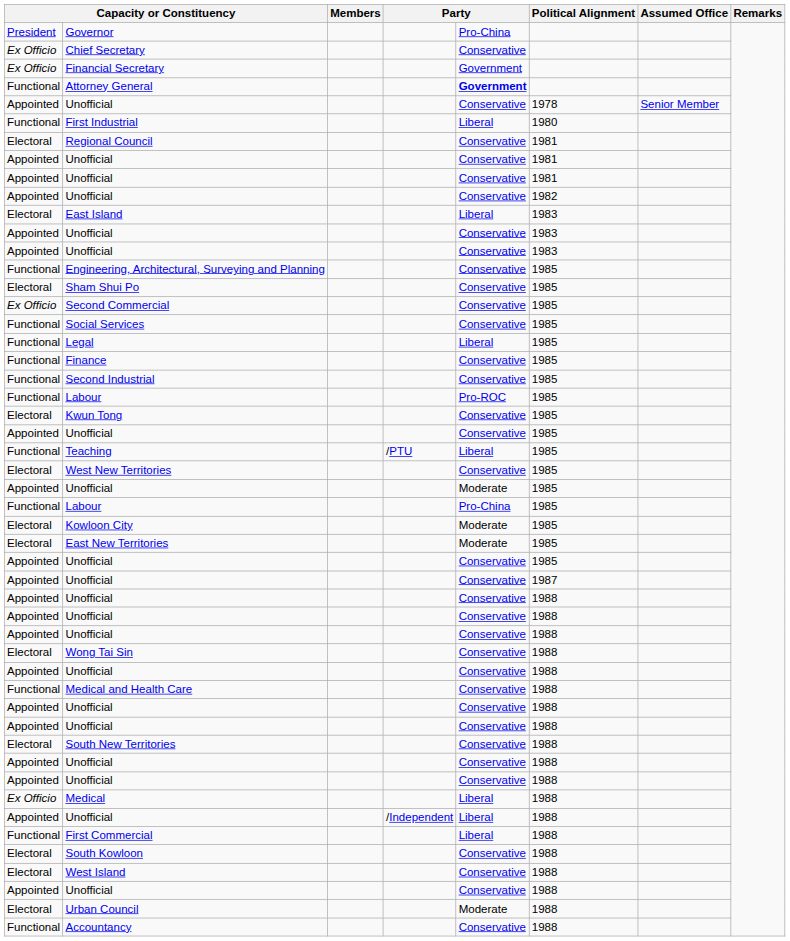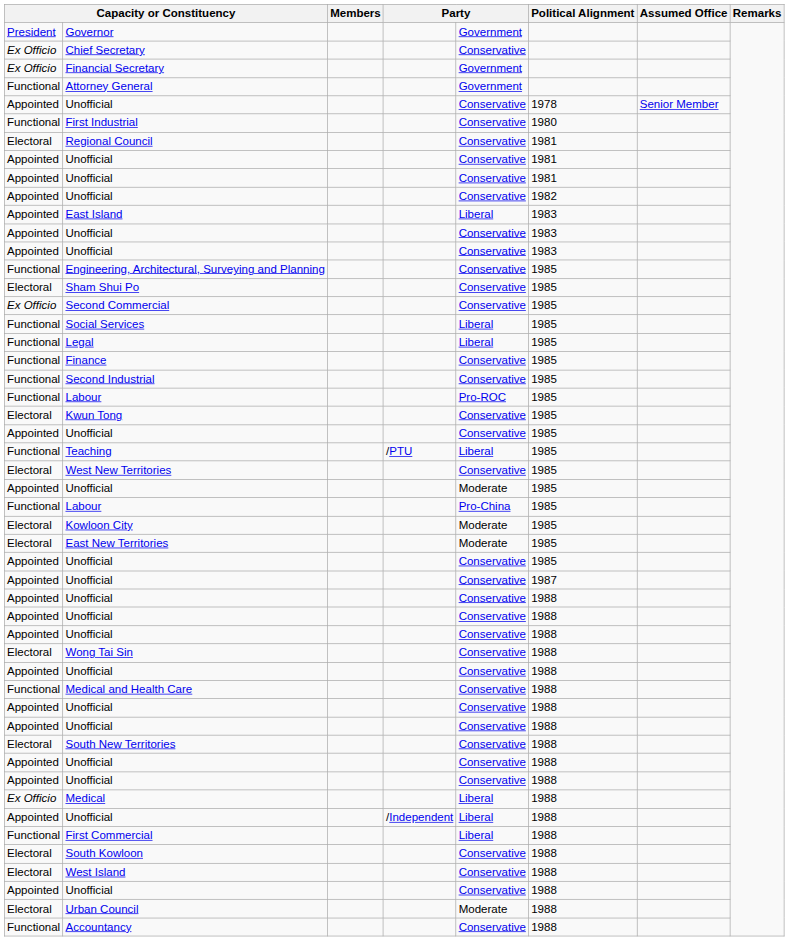(485, 31) Pro-China -> (490, 31) Government
(493, 86) bold -> (490, 86) normal
(476, 123) Liberal -> (492, 123) Conservative
(29, 214) Electoral -> (33, 214) Appointed
(492, 324) Conservative -> (476, 324) Liberal
